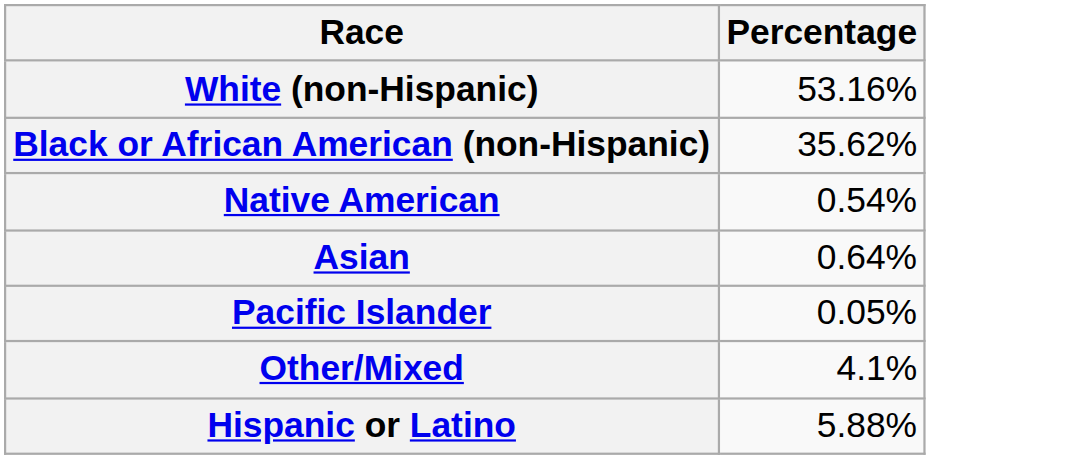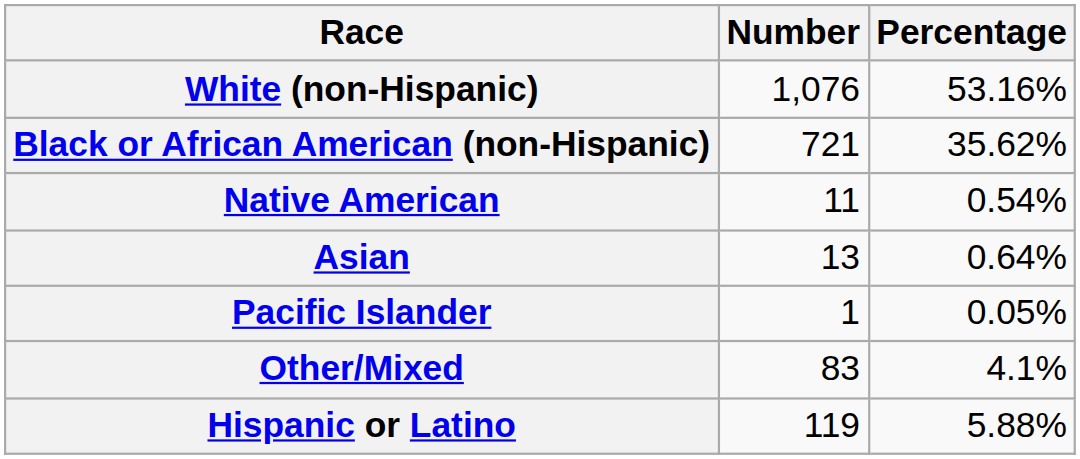+ column: (793, 32)
